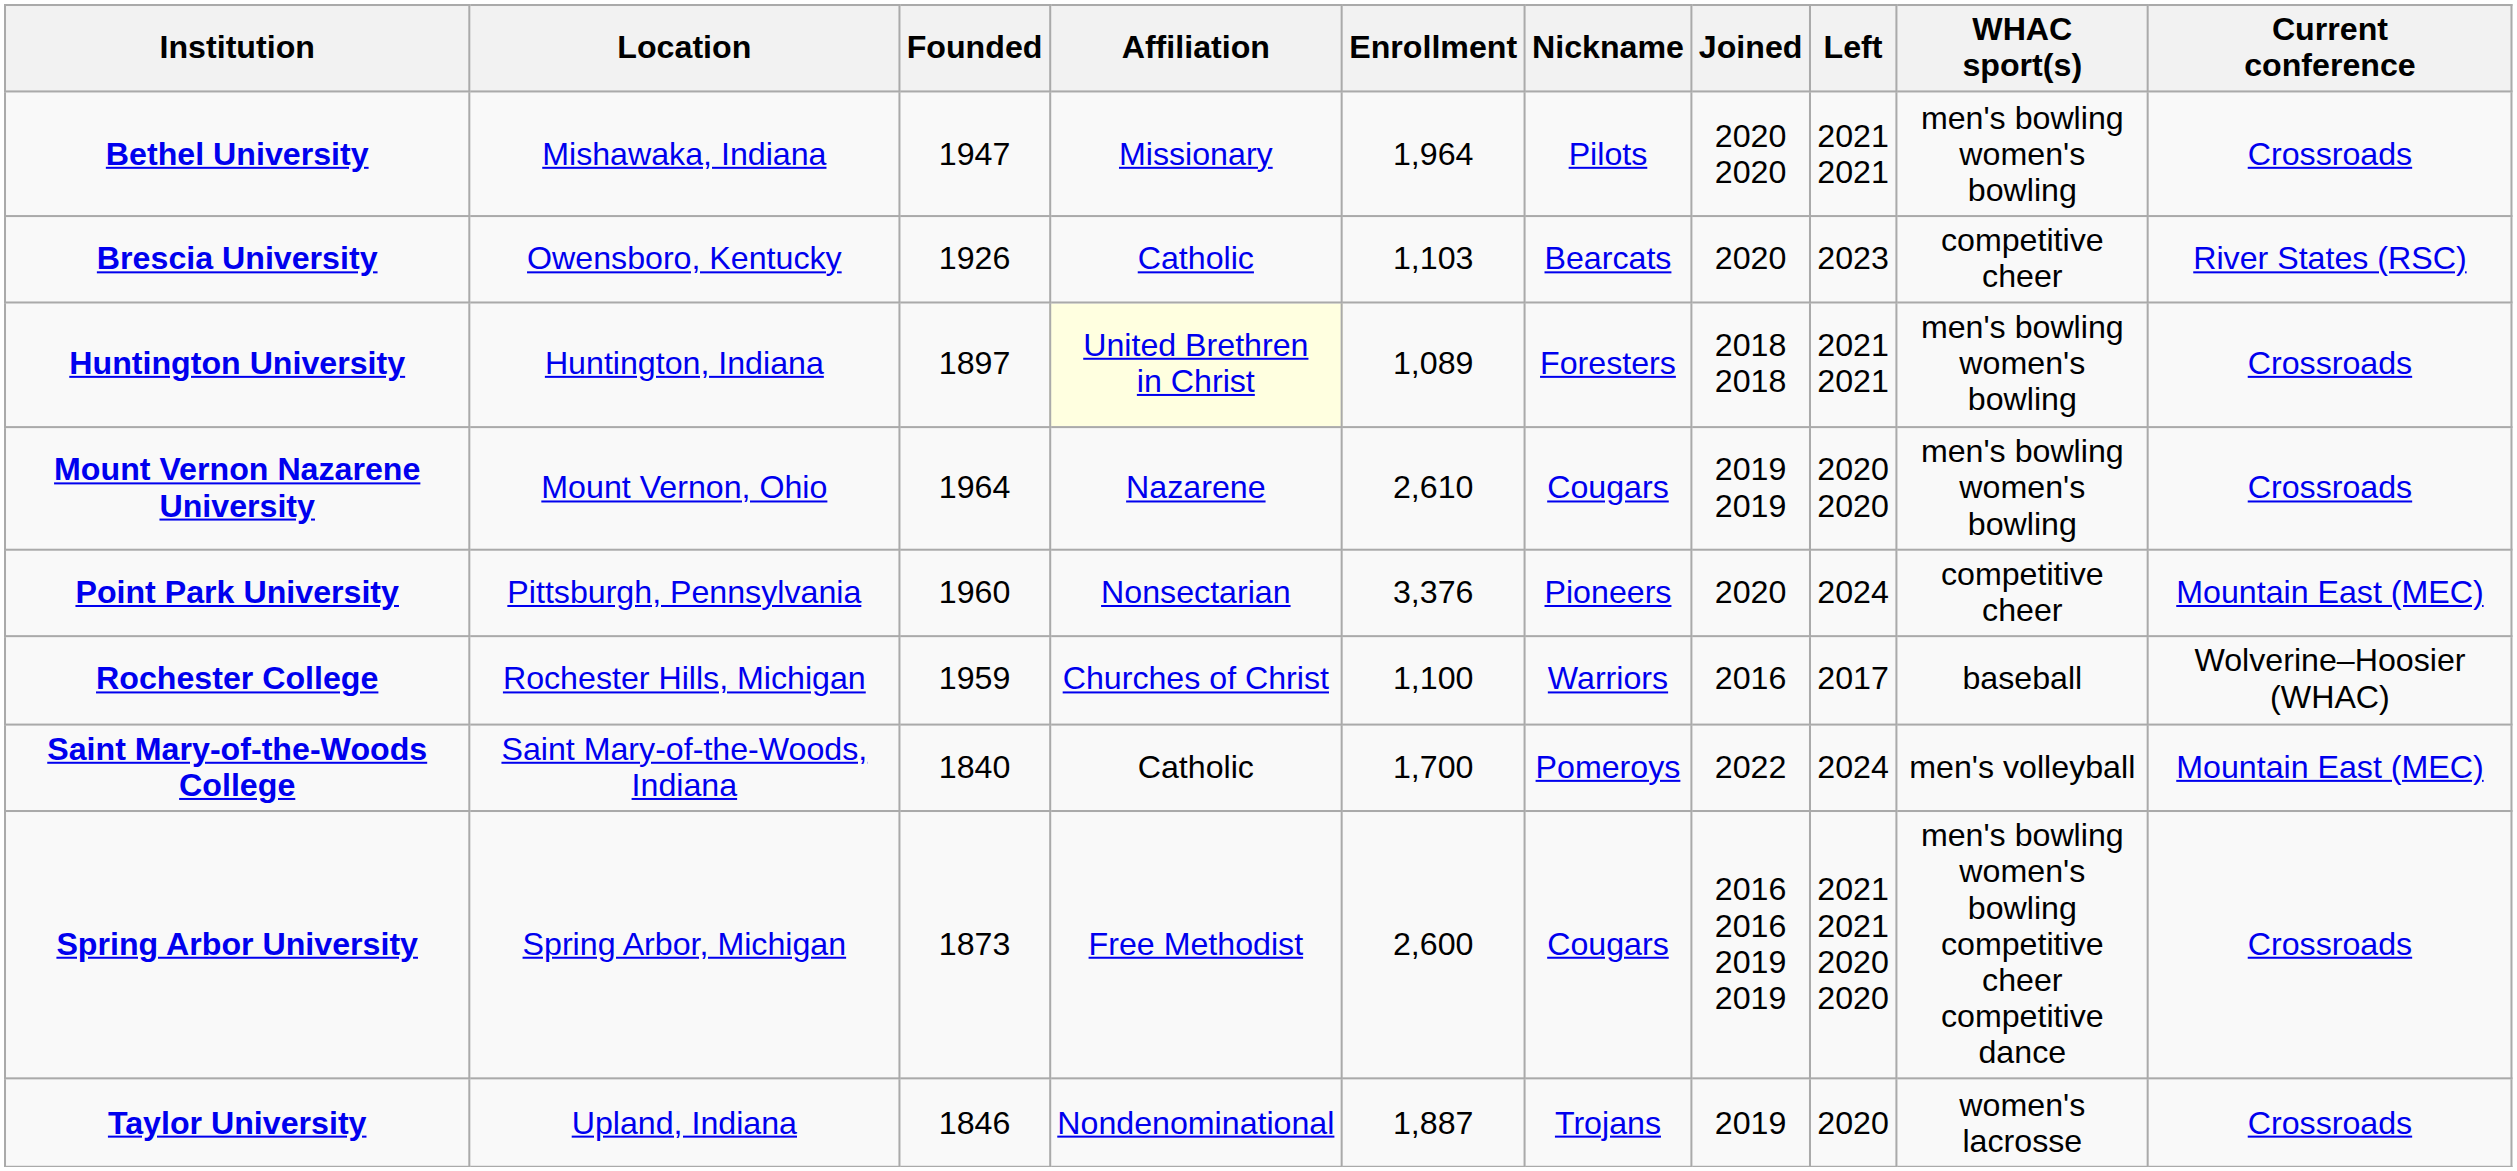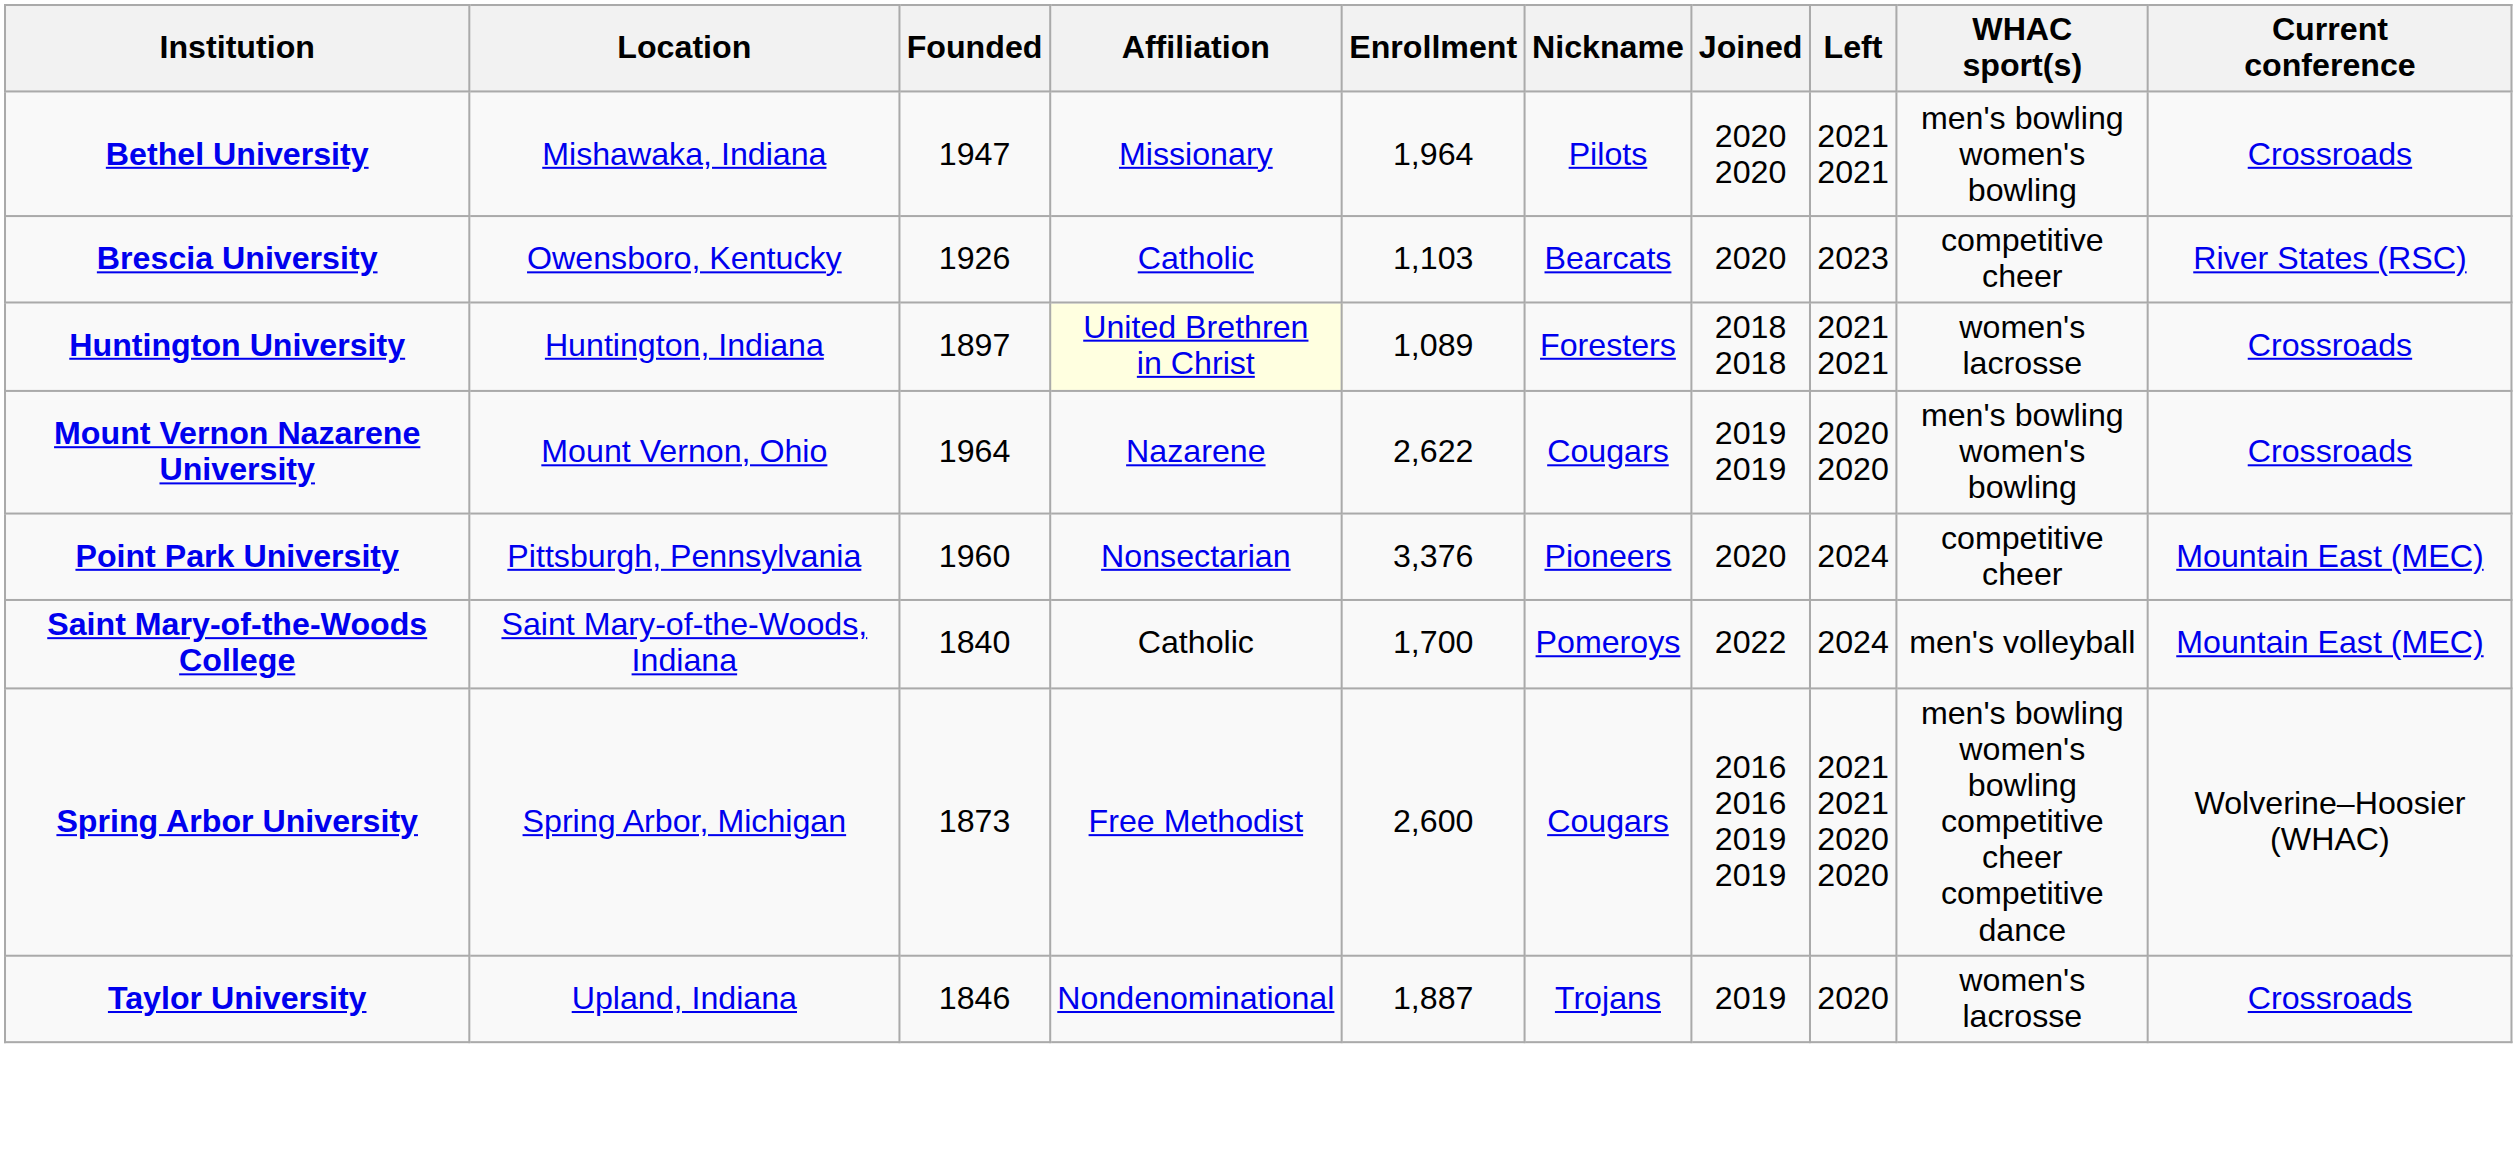(2022, 363) men's bowling women's bowling -> (2022, 345) women's lacrosse
(1433, 487) 2,610 -> (1433, 451) 2,622
- row: (237, 679)
(2330, 944) Crossroads -> (2330, 821) Wolverine–Hoosier (WHAC)
